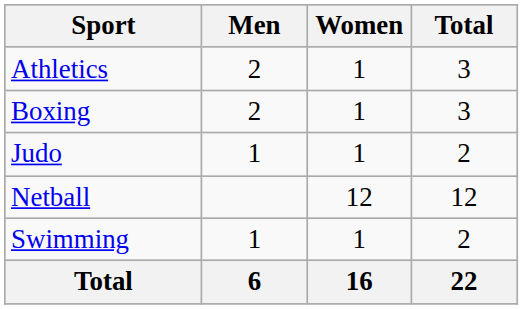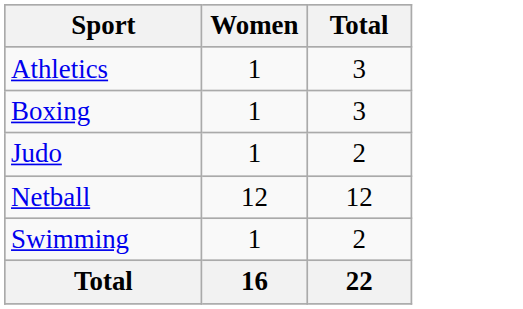- column: (254, 25)
